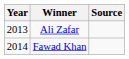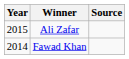(17, 29) 2013 -> (17, 29) 2015
